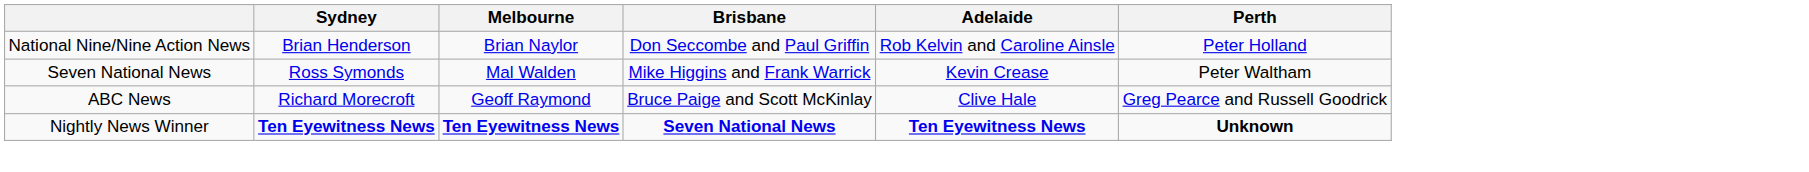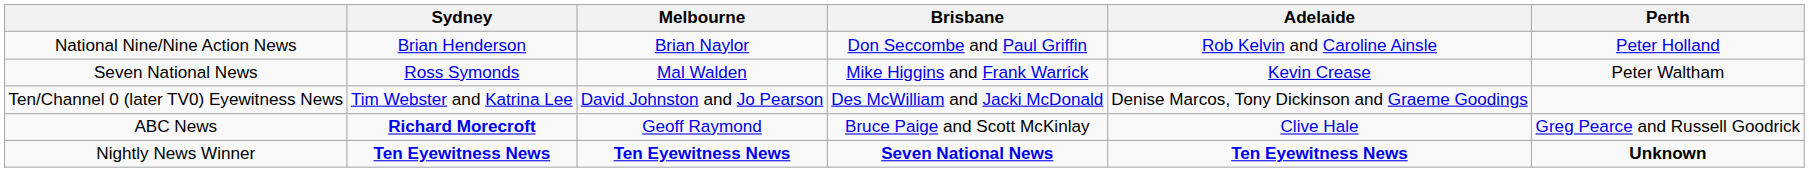+ row: (176, 99)
(346, 99) normal -> (462, 126) bold
